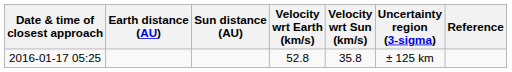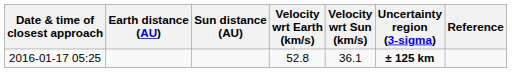(350, 58) 35.8 -> (350, 58) 36.1
(410, 58) normal -> (410, 58) bold
